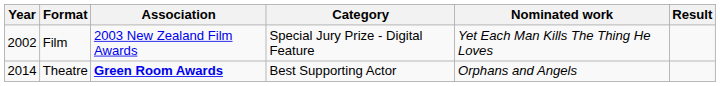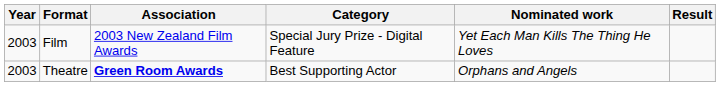(22, 43) 2002 -> (22, 43) 2003
(22, 71) 2014 -> (22, 71) 2003
